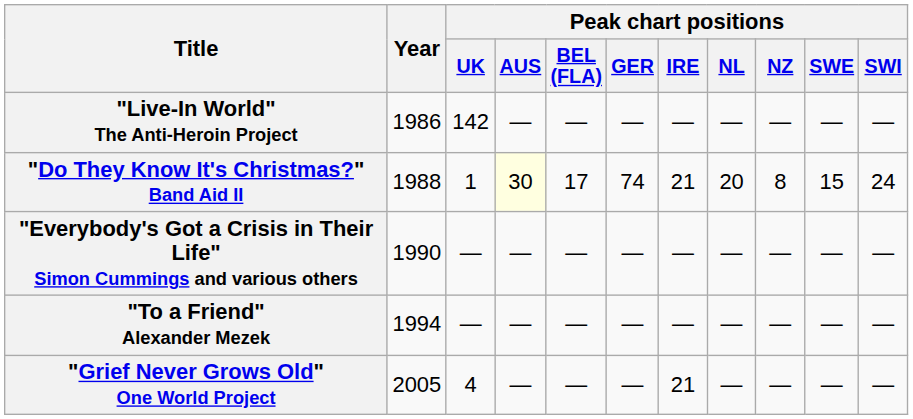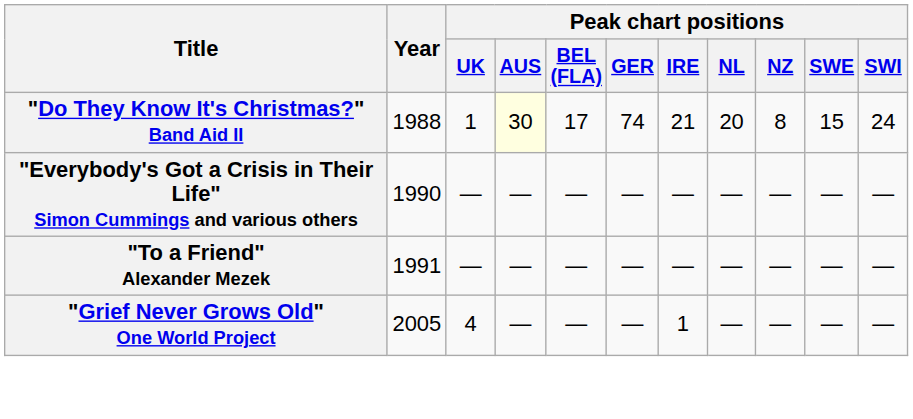- row: (196, 122)
(417, 324) 1994 -> (417, 265) 1991
(683, 384) 21 -> (683, 324) 1
